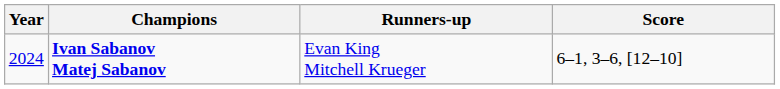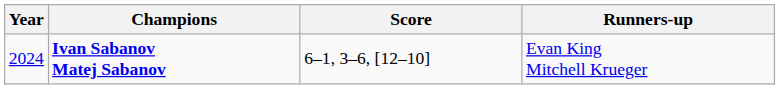columns swapped: (426, 19) <-> (663, 19)
